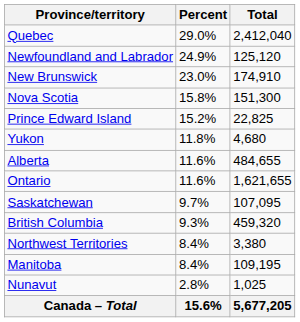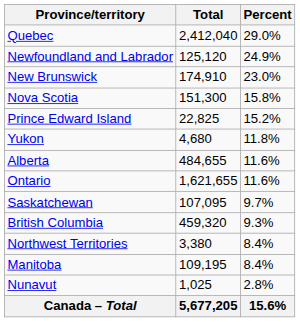columns swapped: (203, 14) <-> (262, 14)
